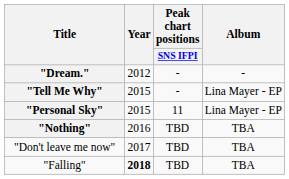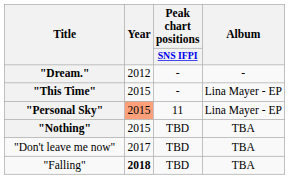+ row: (65, 92)
- row: (65, 92)
(139, 110) no background -> (139, 110) lightsalmon background
(139, 128) 2016 -> (139, 128) 2015
